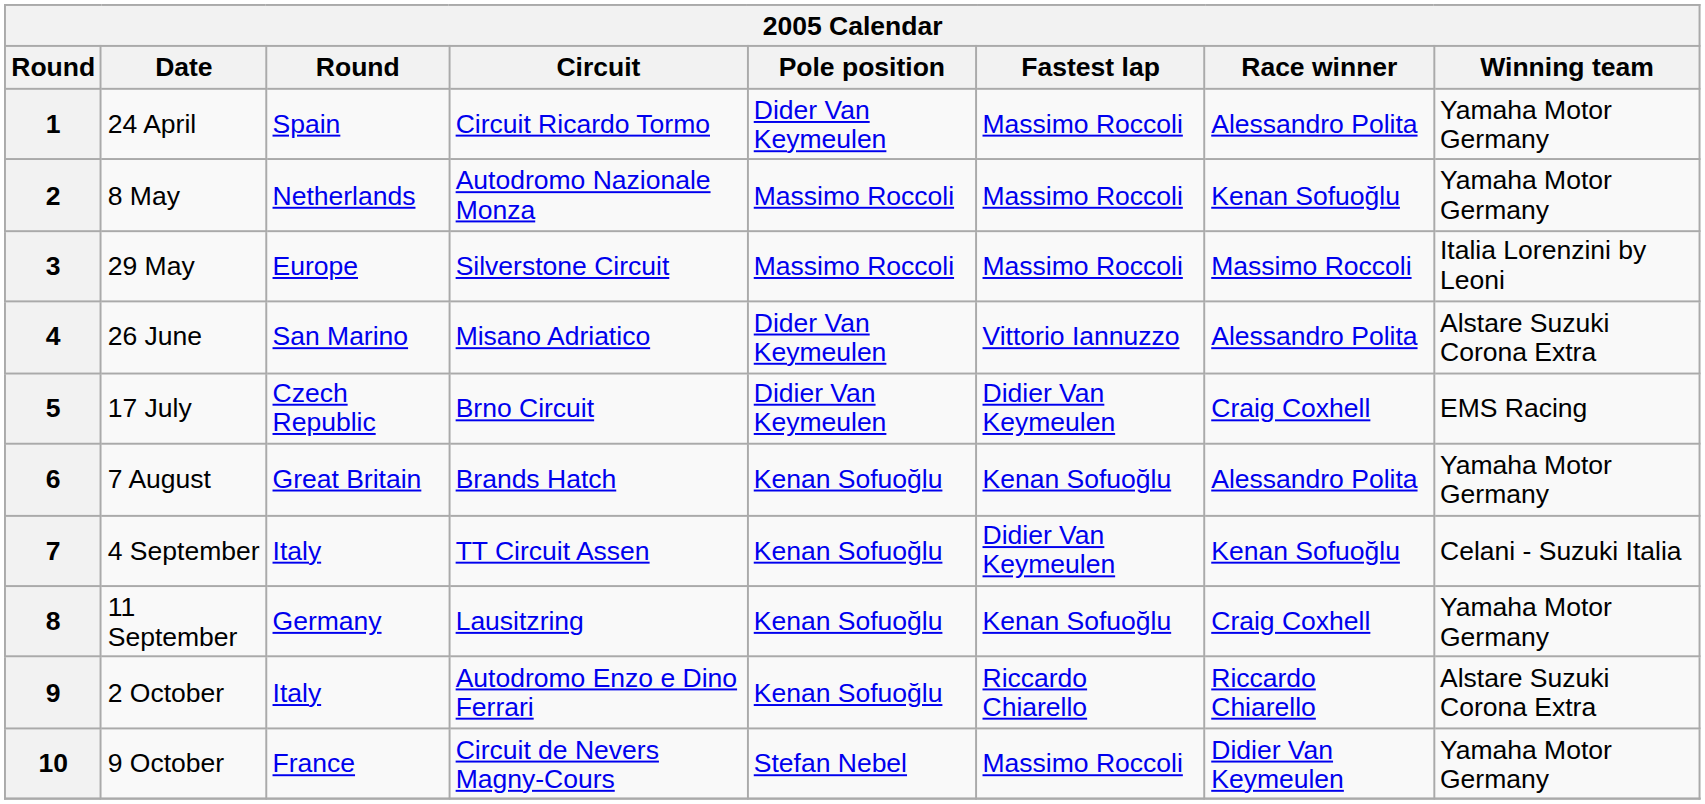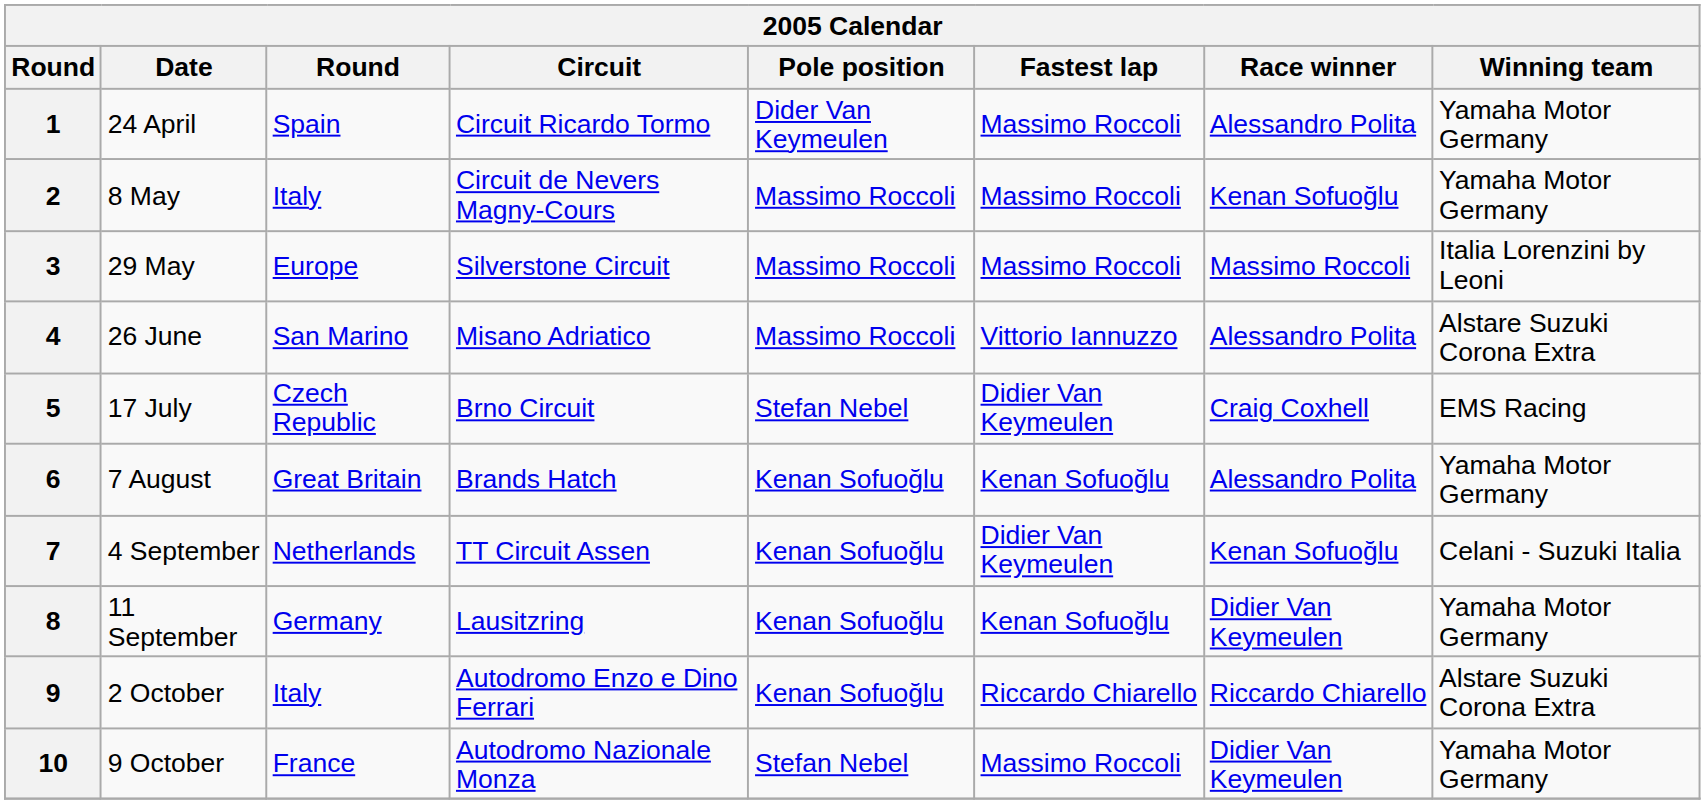(344, 195) Netherlands -> (297, 195) Italy
(583, 195) Autodromo Nazionale Monza -> (558, 195) Circuit de Nevers Magny-Cours
(820, 337) Dider Van Keymeulen -> (855, 337) Massimo Roccoli
(820, 408) Didier Van Keymeulen -> (832, 408) Stefan Nebel
(297, 550) Italy -> (344, 550) Netherlands
(1291, 621) Craig Coxhell -> (1276, 621) Didier Van Keymeulen
(557, 763) Circuit de Nevers Magny-Cours -> (583, 763) Autodromo Nazionale Monza
